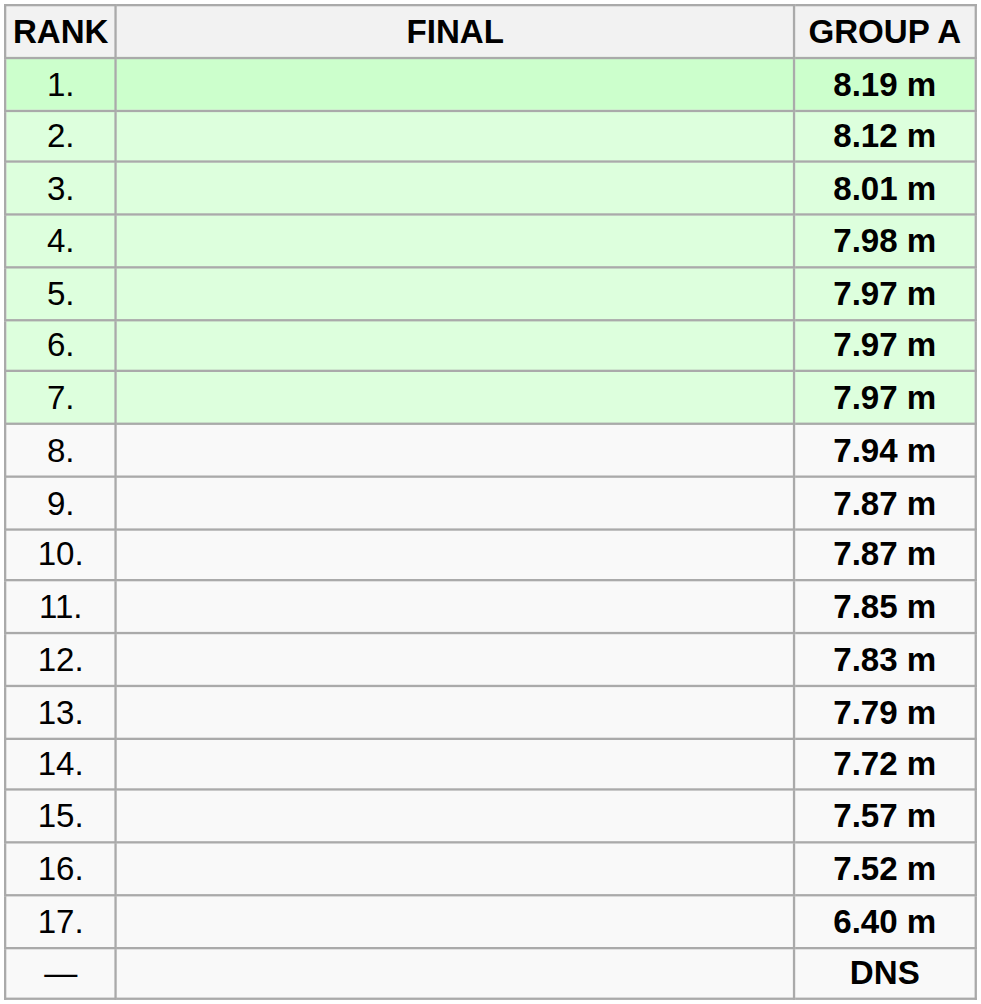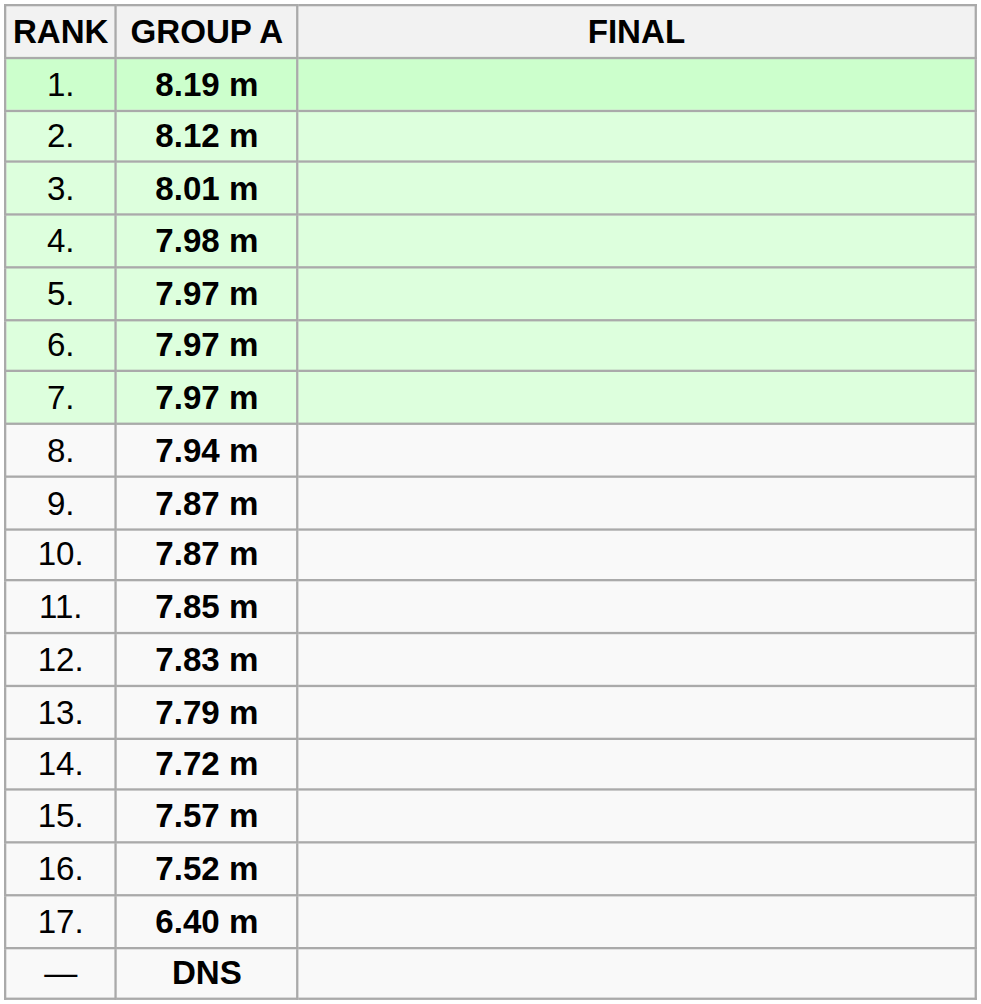columns swapped: (455, 32) <-> (885, 32)
